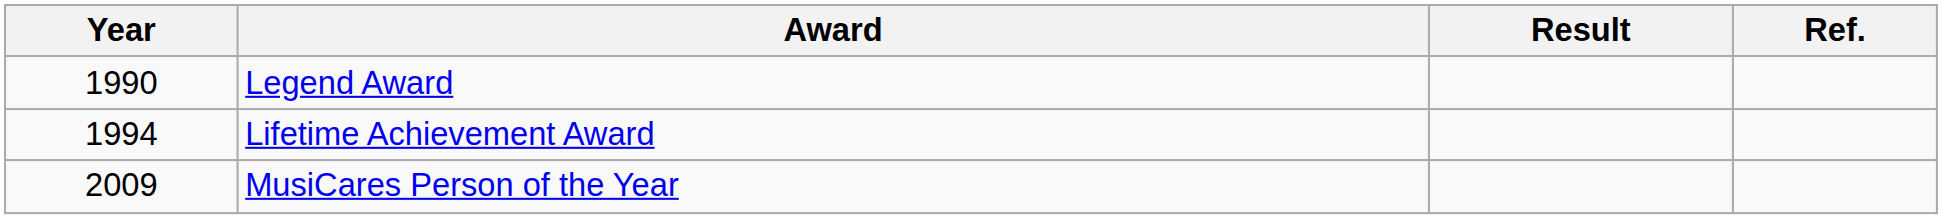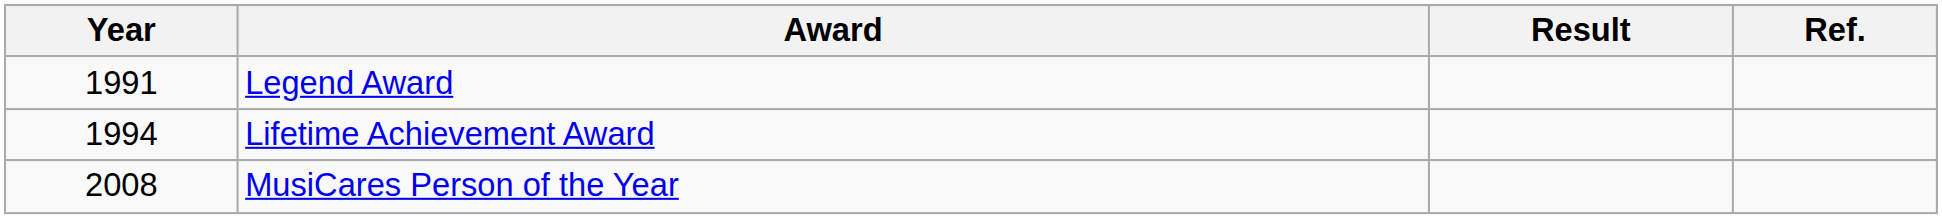(121, 82) 1990 -> (121, 82) 1991
(121, 185) 2009 -> (121, 185) 2008
